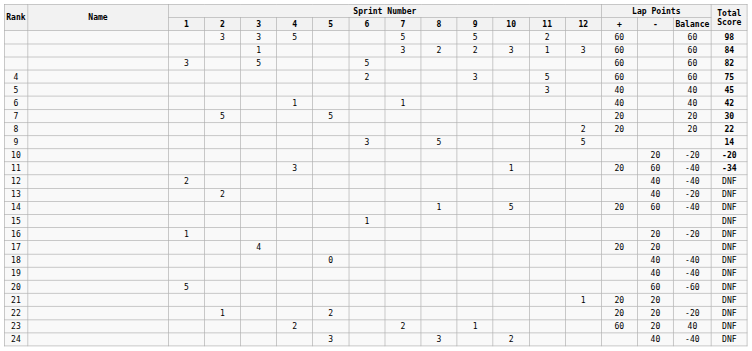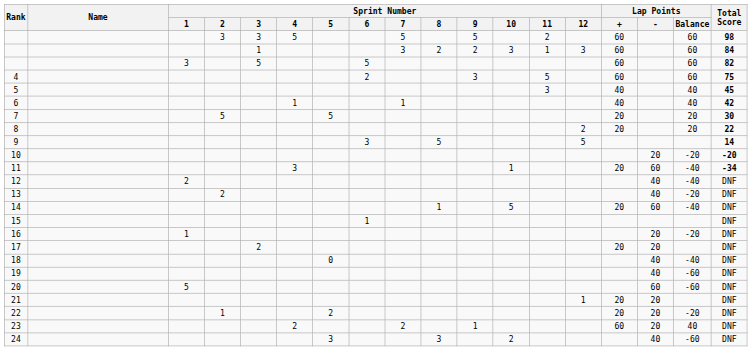(259, 247) 4 -> (259, 247) 2
(692, 274) -40 -> (692, 274) -60
(692, 339) -40 -> (692, 339) -60
